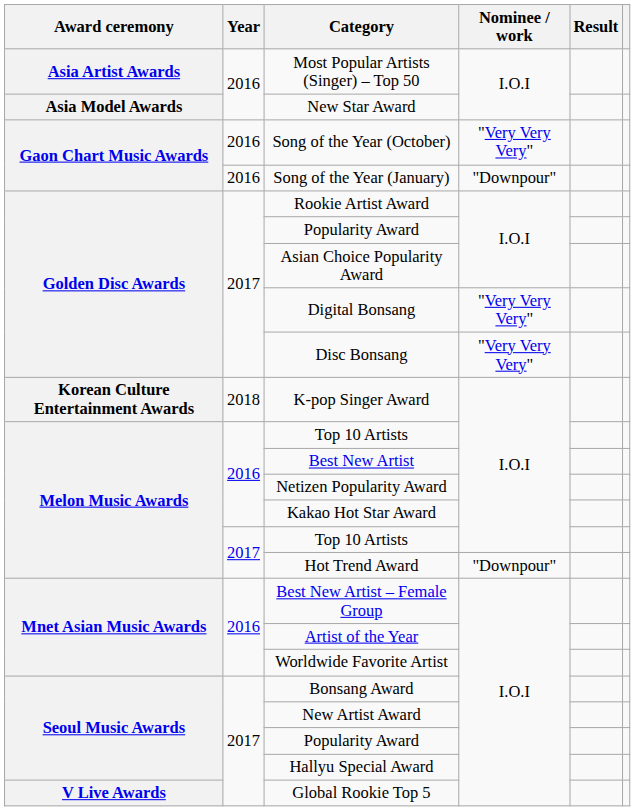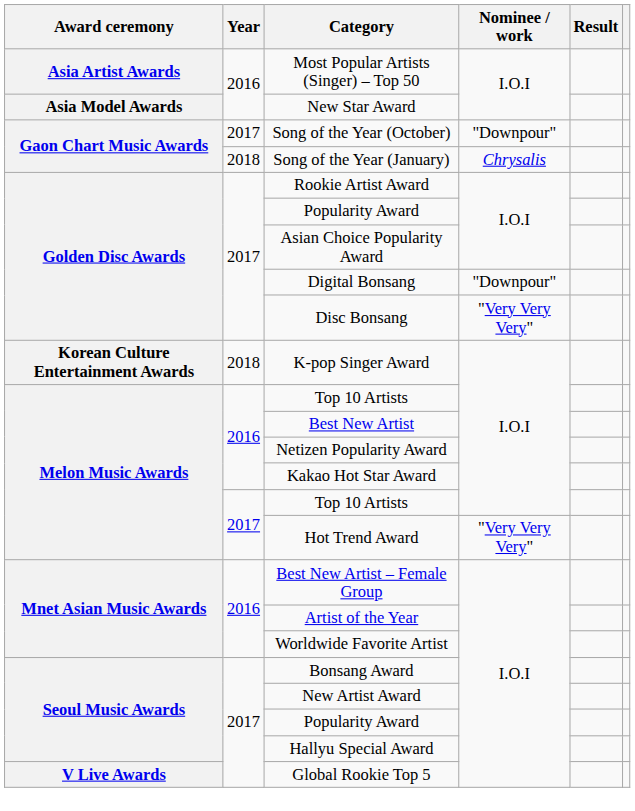(244, 142) 2016 -> (244, 133) 2017
(514, 142) "Very Very Very" -> (514, 133) "Downpour"
(244, 177) 2016 -> (244, 159) 2018
(514, 177) "Downpour" -> (514, 159) Chrysalis
(514, 310) "Very Very Very" -> (514, 282) "Downpour"
(514, 565) "Downpour" -> (514, 537) "Very Very Very"
